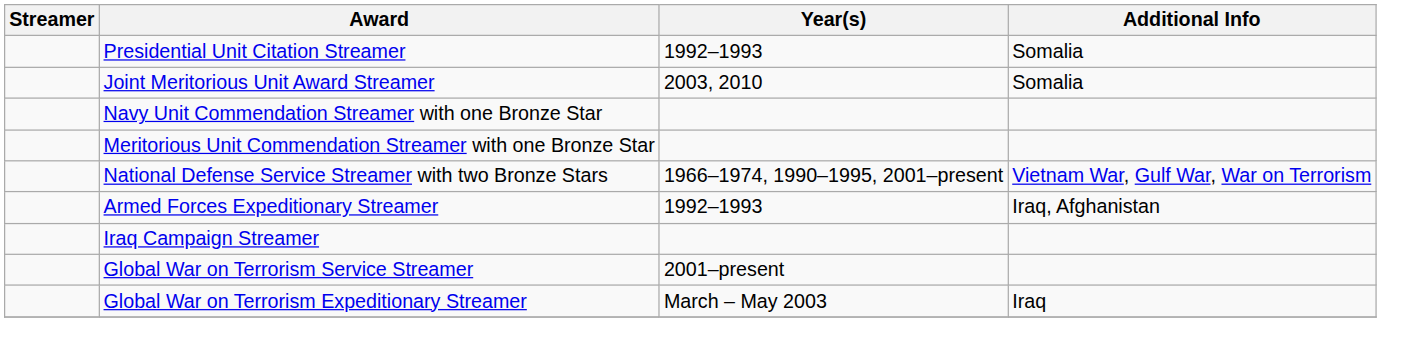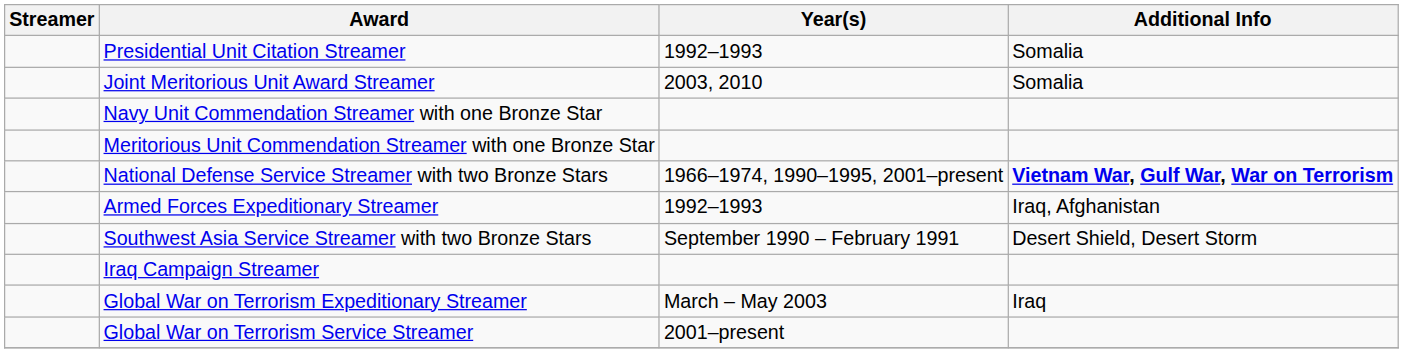(1192, 176) normal -> (1203, 176) bold
+ row: (347, 238)
rows swapped: (315, 301) <-> (288, 269)
